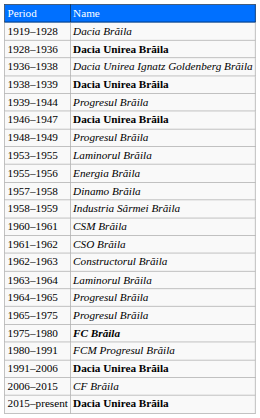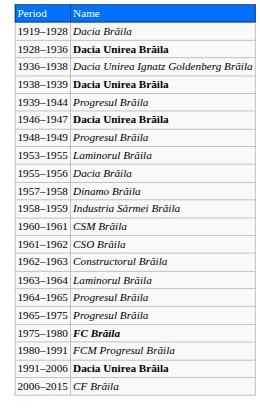(107, 173) Energia Brăila -> (102, 173) Dacia Brăila
- row: (38, 404)
